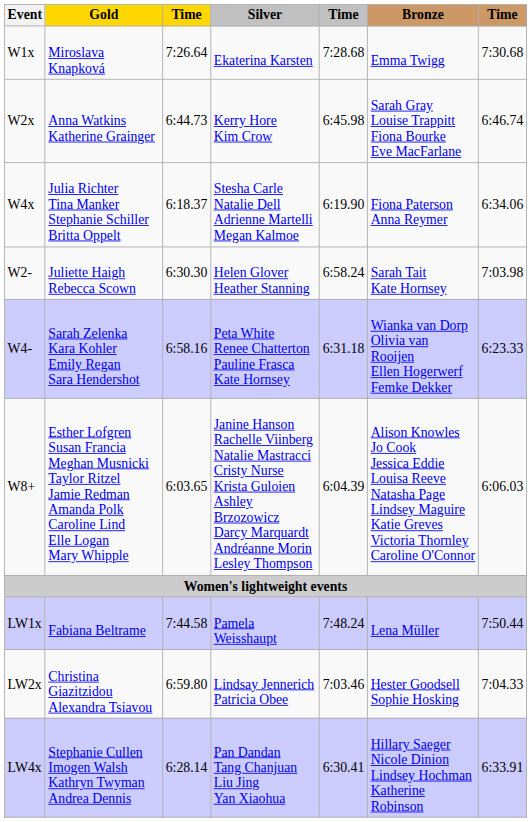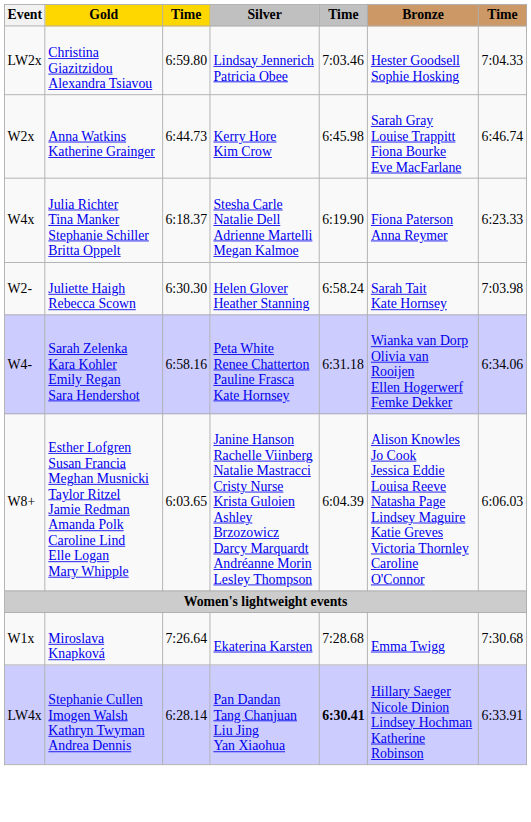rows swapped: (21, 52) <-> (25, 683)
(502, 204) 6:34.06 -> (502, 220) 6:23.33
(502, 348) 6:23.33 -> (502, 364) 6:34.06
- row: (25, 623)
(343, 767) normal -> (343, 714) bold
